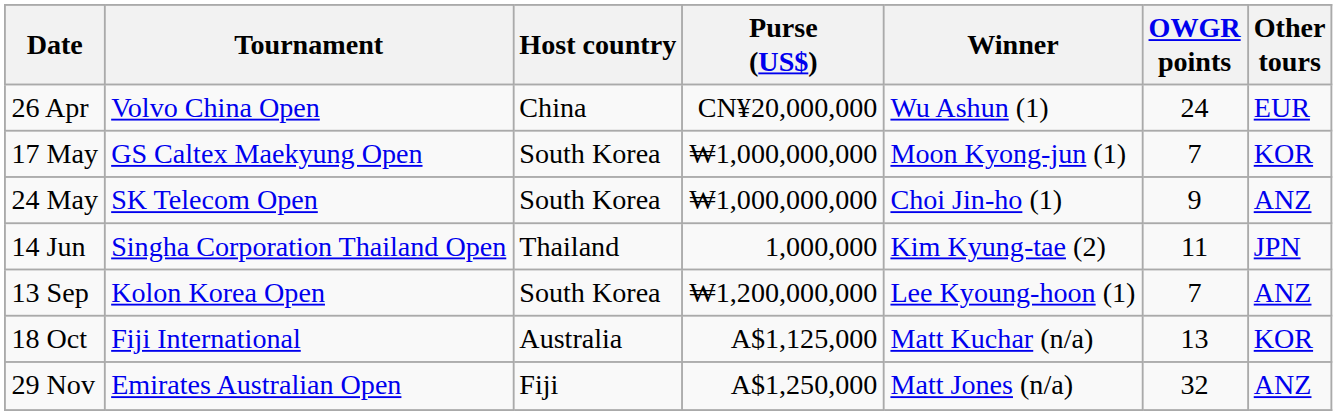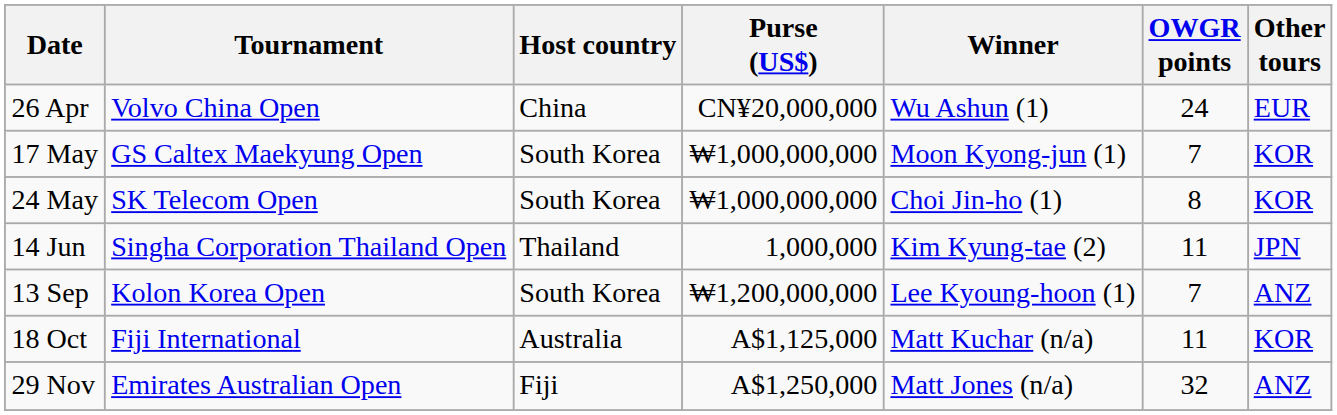(1195, 200) 9 -> (1195, 200) 8
(1283, 200) ANZ -> (1283, 200) KOR
(1195, 339) 13 -> (1195, 339) 11
